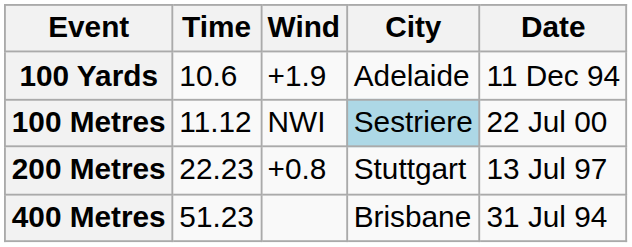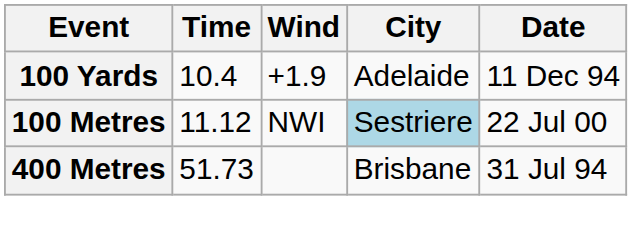(208, 75) 10.6 -> (208, 75) 10.4
- row: (89, 169)
(217, 216) 51.23 -> (217, 169) 51.73
